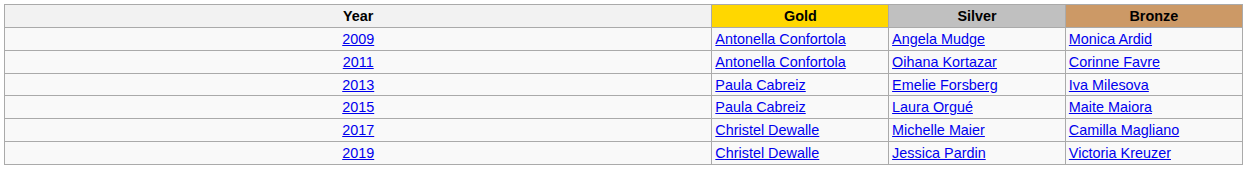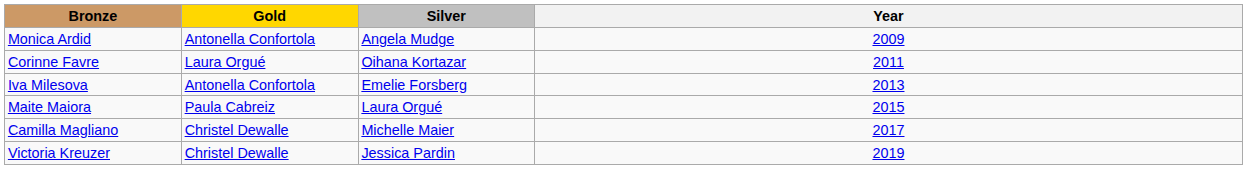columns swapped: (358, 16) <-> (1154, 16)
(781, 62) Antonella Confortola -> (225, 62) Laura Orgué
(761, 85) Paula Cabreiz -> (250, 85) Antonella Confortola
